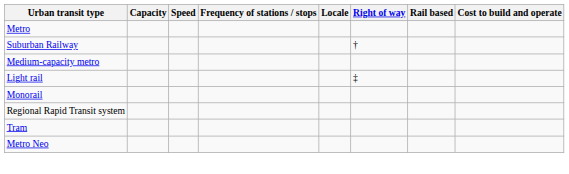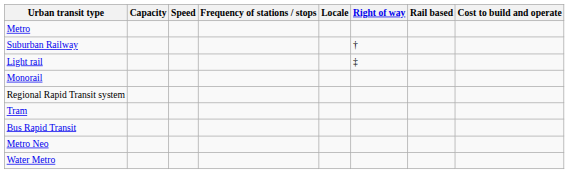- row: (53, 61)
+ row: (41, 127)
+ row: (31, 160)
